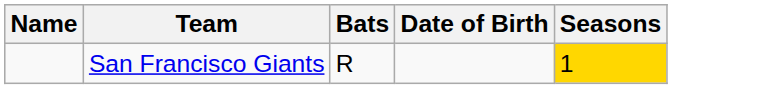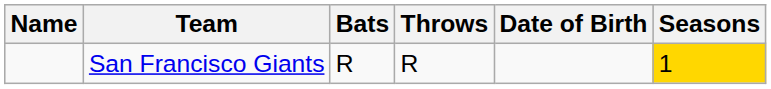+ column: (444, 24)
